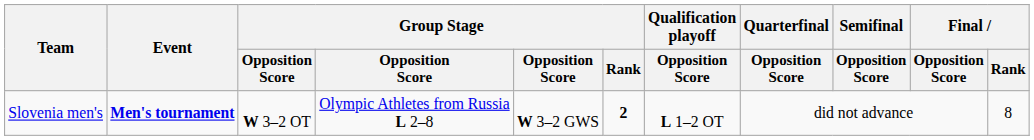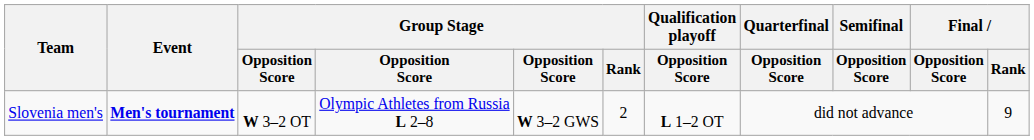(624, 113) bold -> (624, 113) normal
(1008, 113) 8 -> (1008, 113) 9
